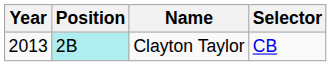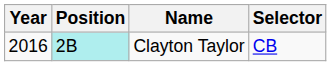(28, 46) 2013 -> (28, 46) 2016
